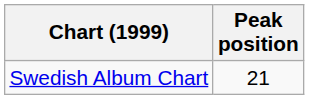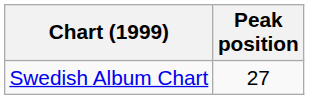(258, 77) 21 -> (258, 77) 27
